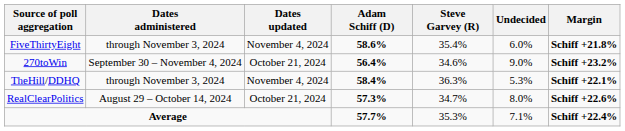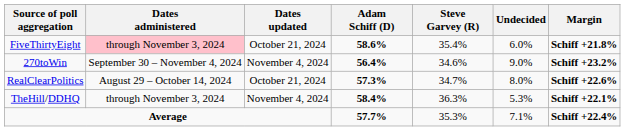(165, 44) no background -> (165, 44) pink background
(288, 44) November 4, 2024 -> (288, 44) October 21, 2024
(288, 62) October 21, 2024 -> (288, 62) November 4, 2024
rows swapped: (45, 99) <-> (45, 80)
